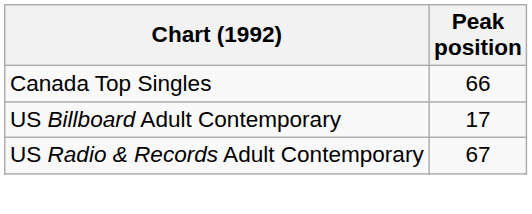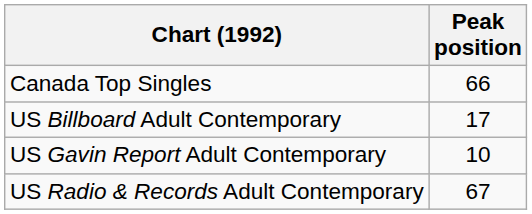+ row: (198, 155)
